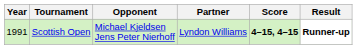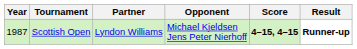columns swapped: (213, 12) <-> (135, 12)
(17, 32) 1991 -> (17, 32) 1987
